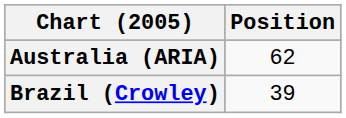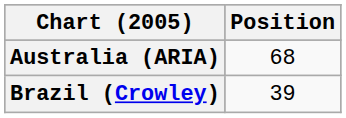(283, 58) 62 -> (283, 58) 68
